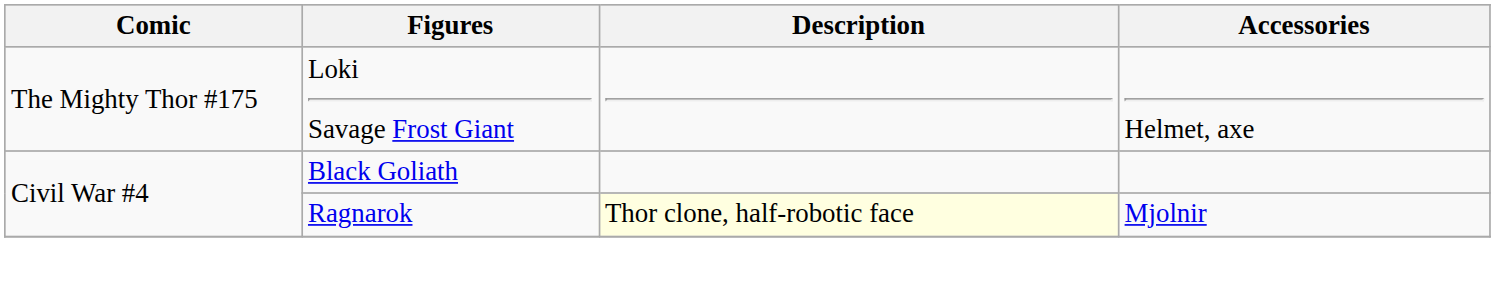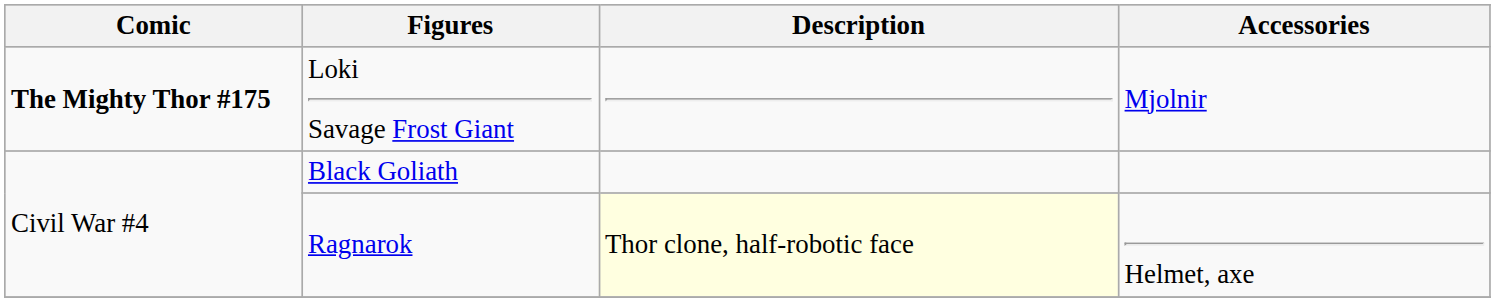(134, 98) normal -> (141, 98) bold
(1304, 98) Helmet, axe -> (1166, 98) Mjolnir
(1166, 214) Mjolnir -> (1304, 244) Helmet, axe
